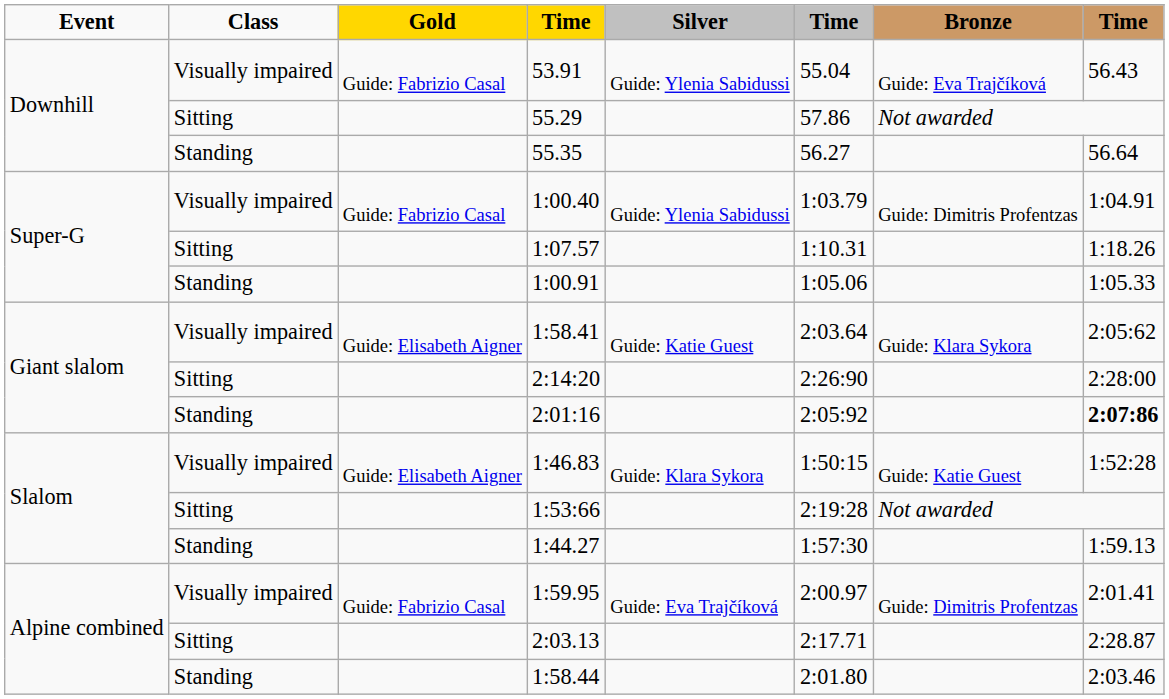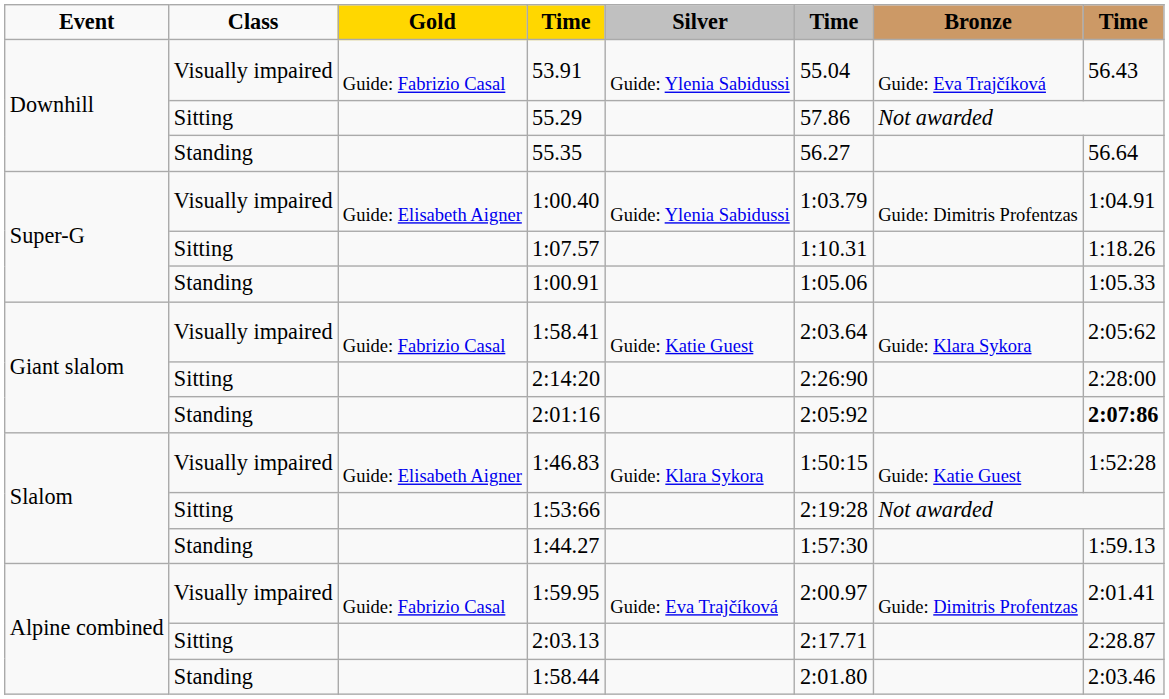(424, 214) Guide: Fabrizio Casal -> (432, 214) Guide: Elisabeth Aigner
(432, 345) Guide: Elisabeth Aigner -> (424, 345) Guide: Fabrizio Casal
